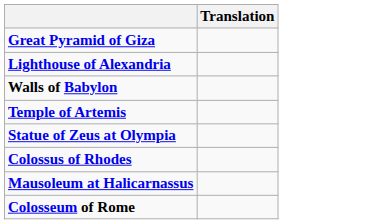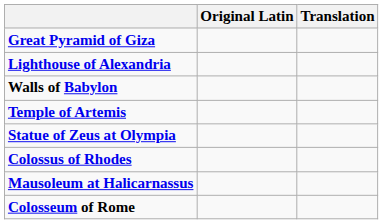+ column: (247, 16)
